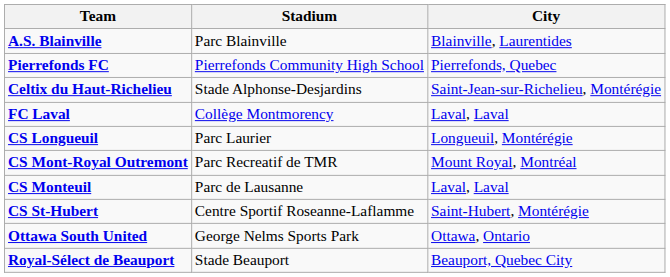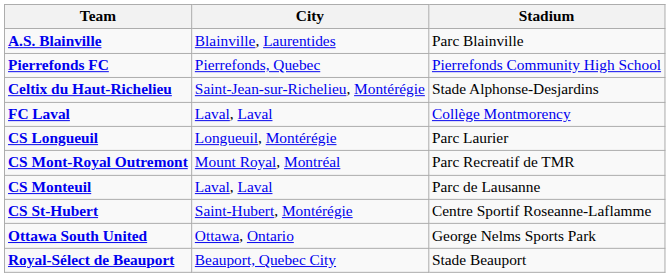columns swapped: (546, 16) <-> (309, 16)
